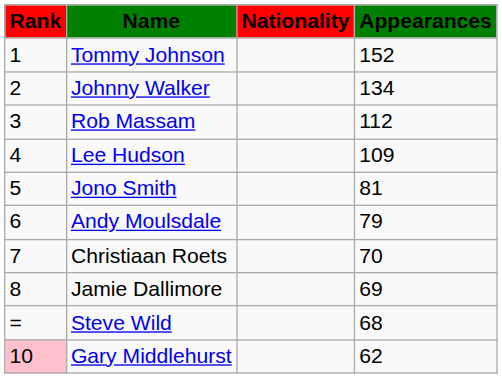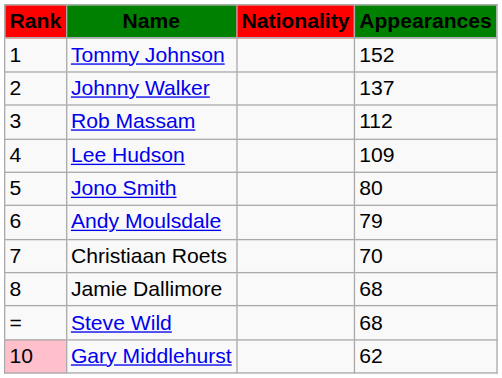(377, 88) 134 -> (377, 88) 137
(371, 188) 81 -> (371, 188) 80
(371, 289) 69 -> (371, 289) 68
